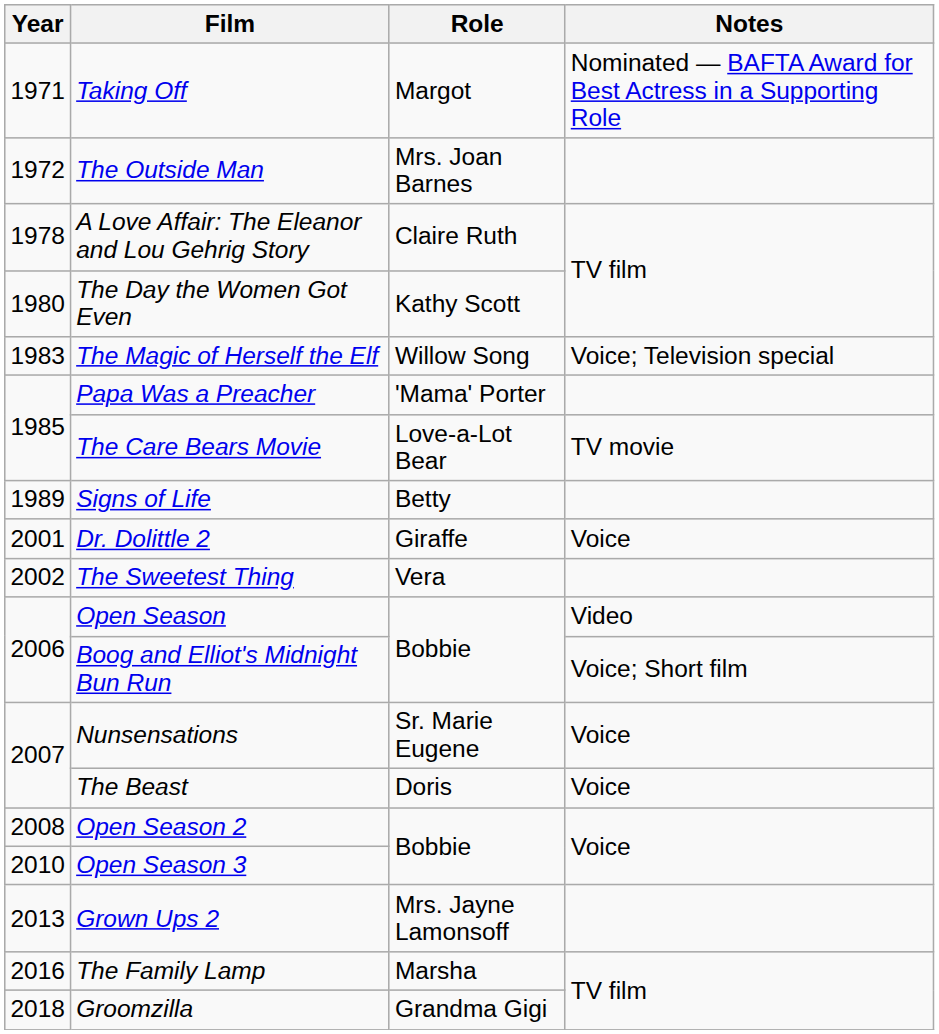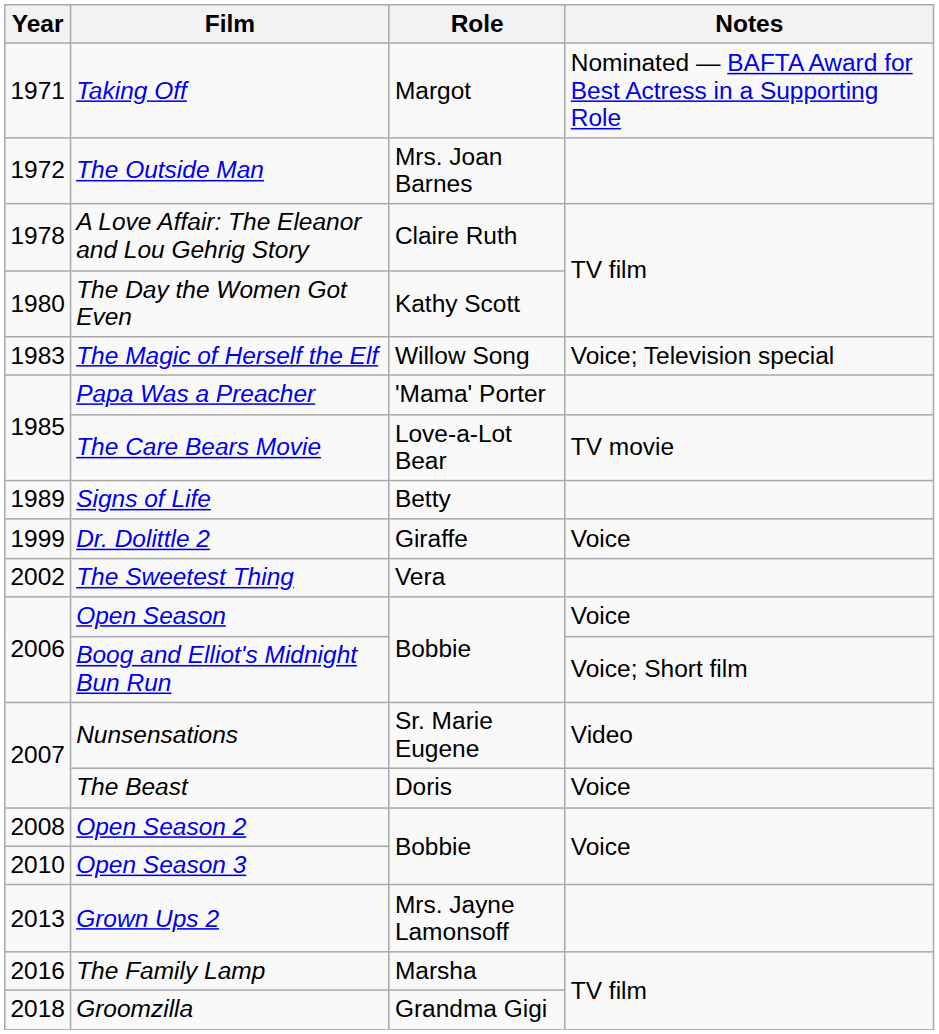(38, 538) 2001 -> (38, 538) 1999
(602, 616) Video -> (601, 616) Voice
(601, 735) Voice -> (602, 735) Video
